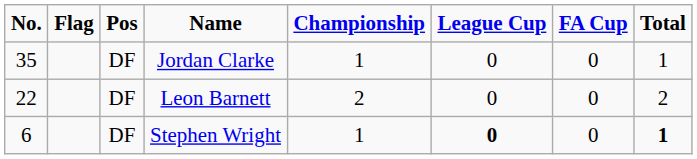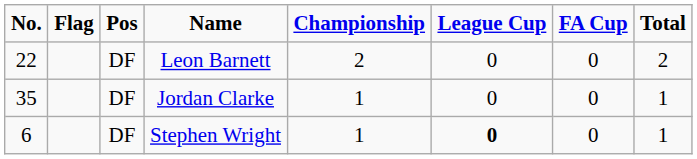rows swapped: (216, 97) <-> (216, 60)
(663, 135) bold -> (663, 135) normal
